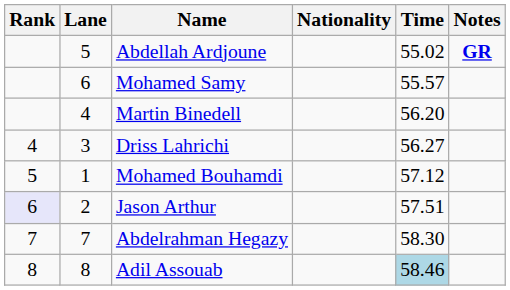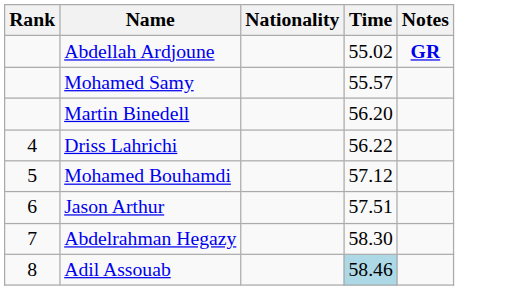- column: (85, 20)
(422, 144) 56.27 -> (371, 144) 56.22
(32, 207) lavender background -> (32, 207) no background
